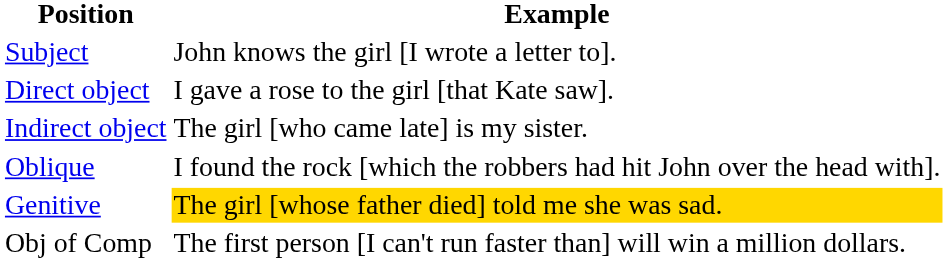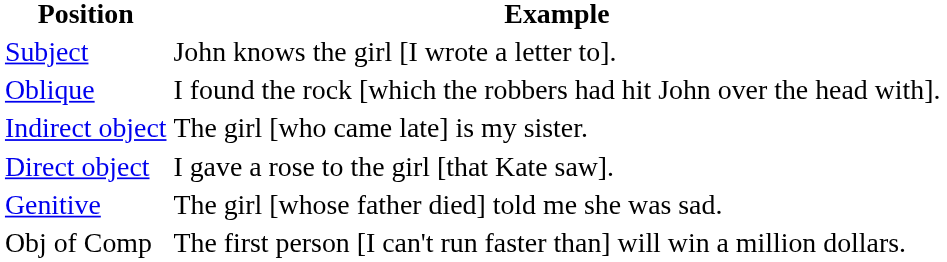rows swapped: (77, 90) <-> (50, 166)
(448, 204) gold background -> (448, 204) no background
